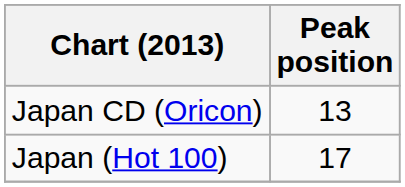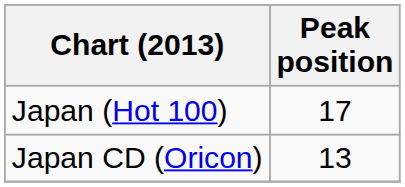rows swapped: (120, 157) <-> (137, 109)
